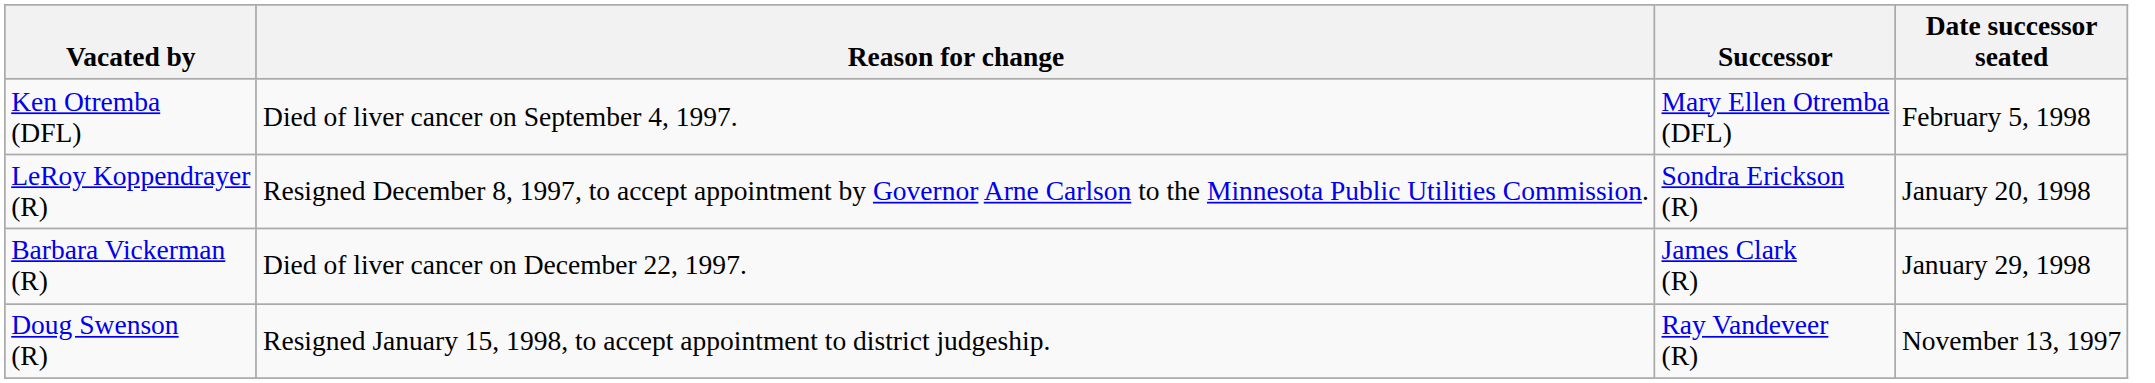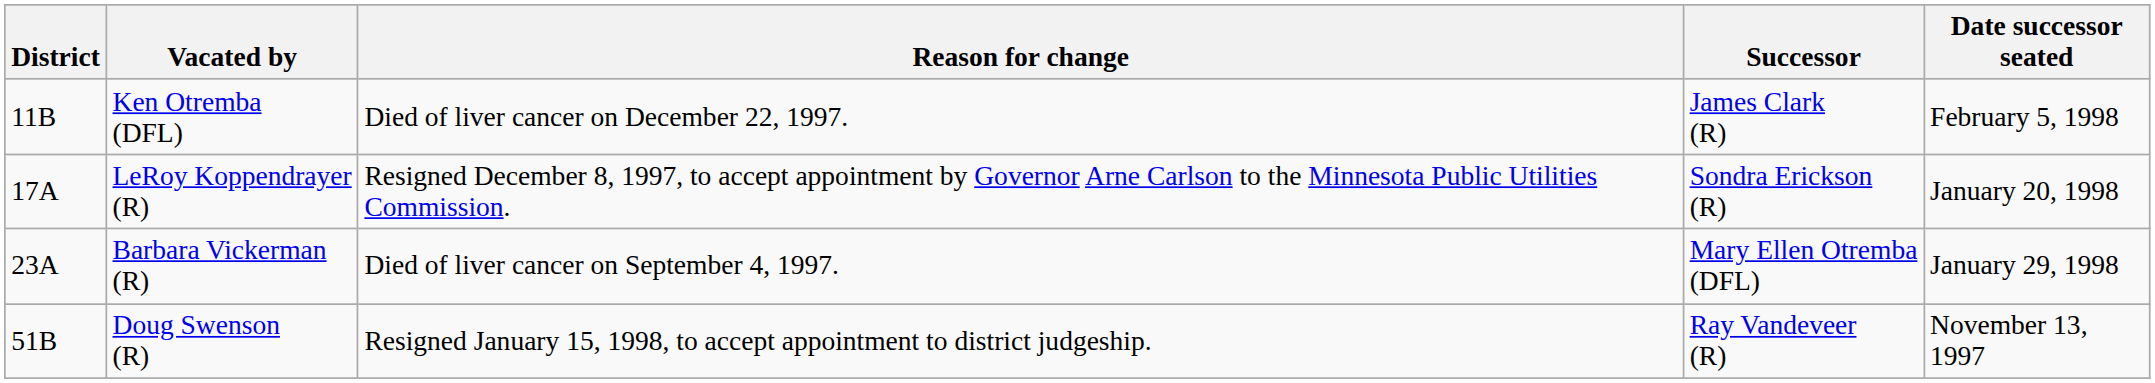+ column: (56, 57)
(500, 116) Died of liver cancer on September 4, 1997. -> (606, 116) Died of liver cancer on December 22, 1997.
(1775, 116) Mary Ellen Otremba (DFL) -> (1757, 116) James Clark (R)
(505, 265) Died of liver cancer on December 22, 1997. -> (602, 265) Died of liver cancer on September 4, 1997.
(1729, 265) James Clark (R) -> (1804, 265) Mary Ellen Otremba (DFL)
